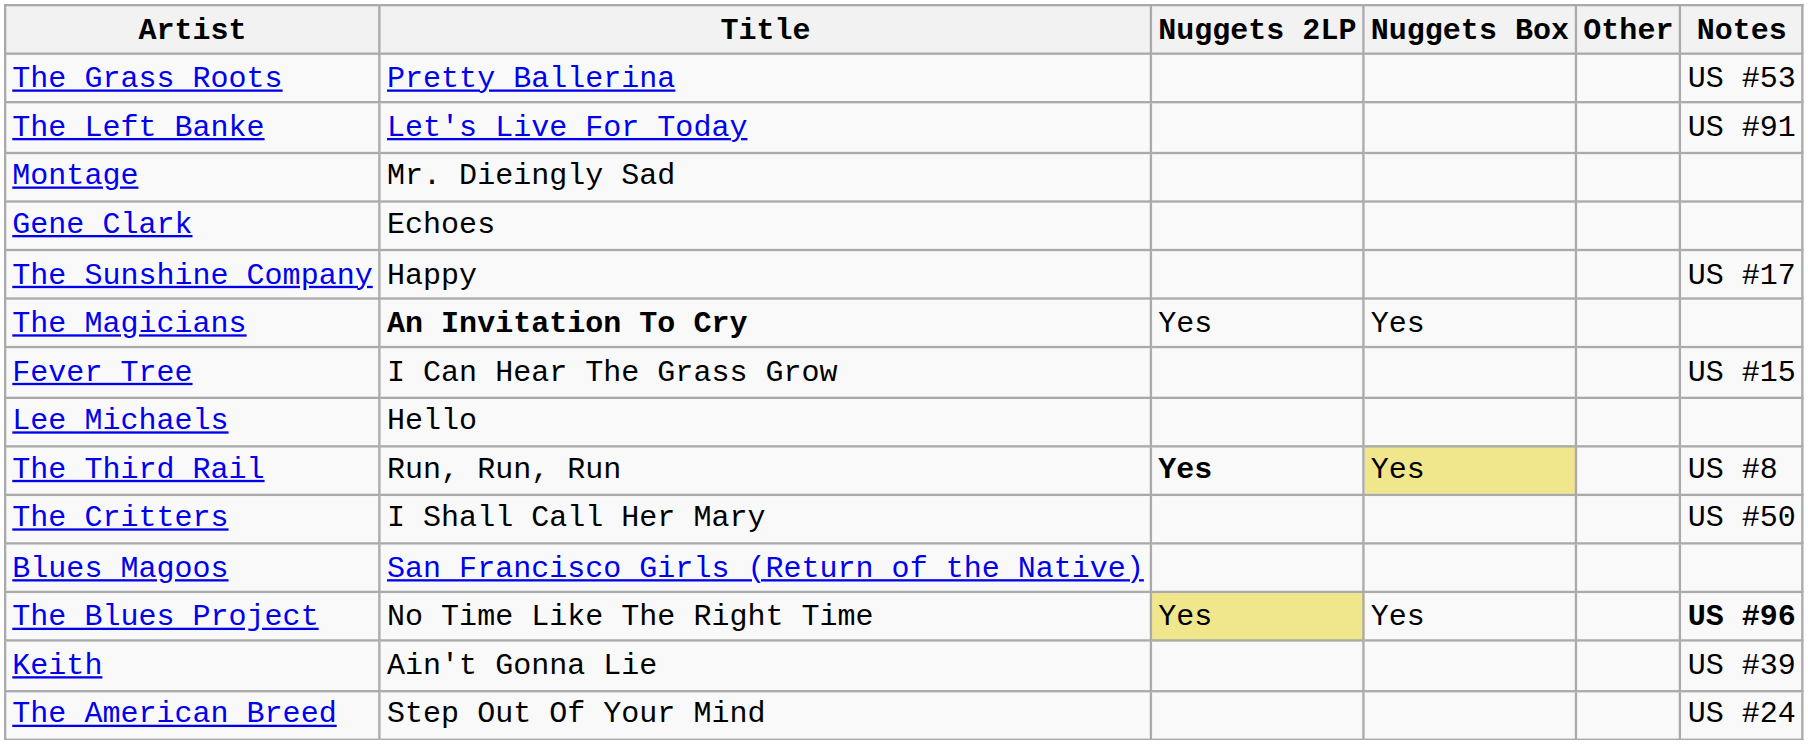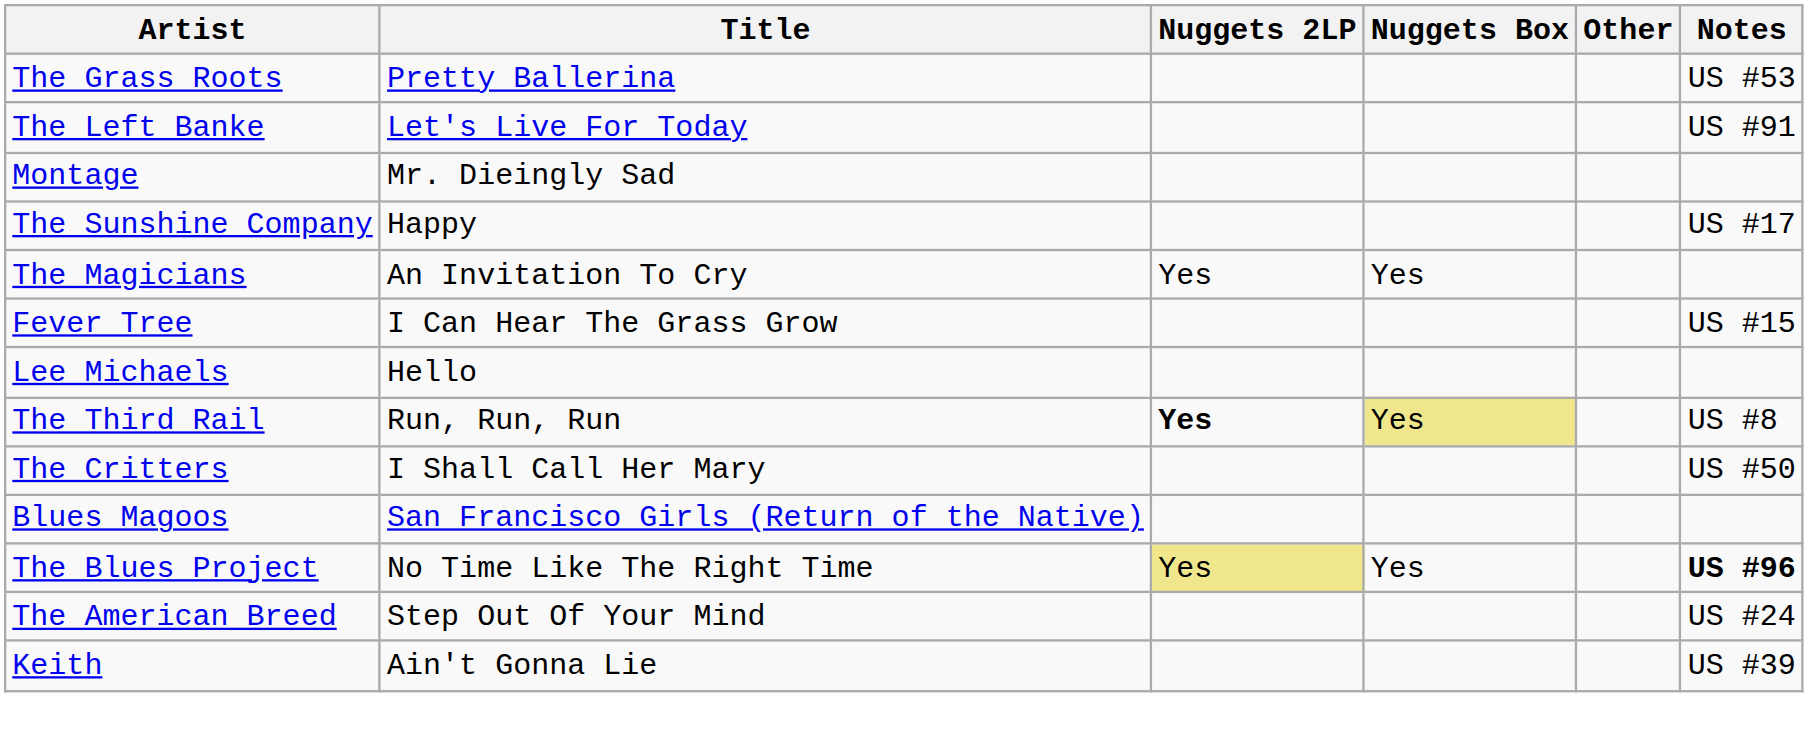- row: (102, 225)
(567, 323) bold -> (567, 274) normal
rows swapped: (175, 715) <-> (57, 666)
